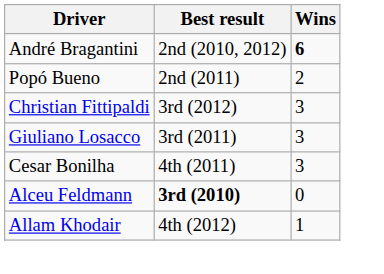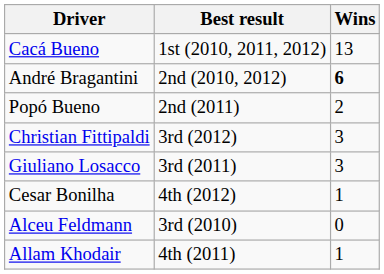+ row: (54, 48)
(197, 166) 4th (2011) -> (197, 195) 4th (2012)
(300, 166) 3 -> (339, 195) 1
(199, 195) bold -> (198, 225) normal
(197, 225) 4th (2012) -> (197, 254) 4th (2011)
